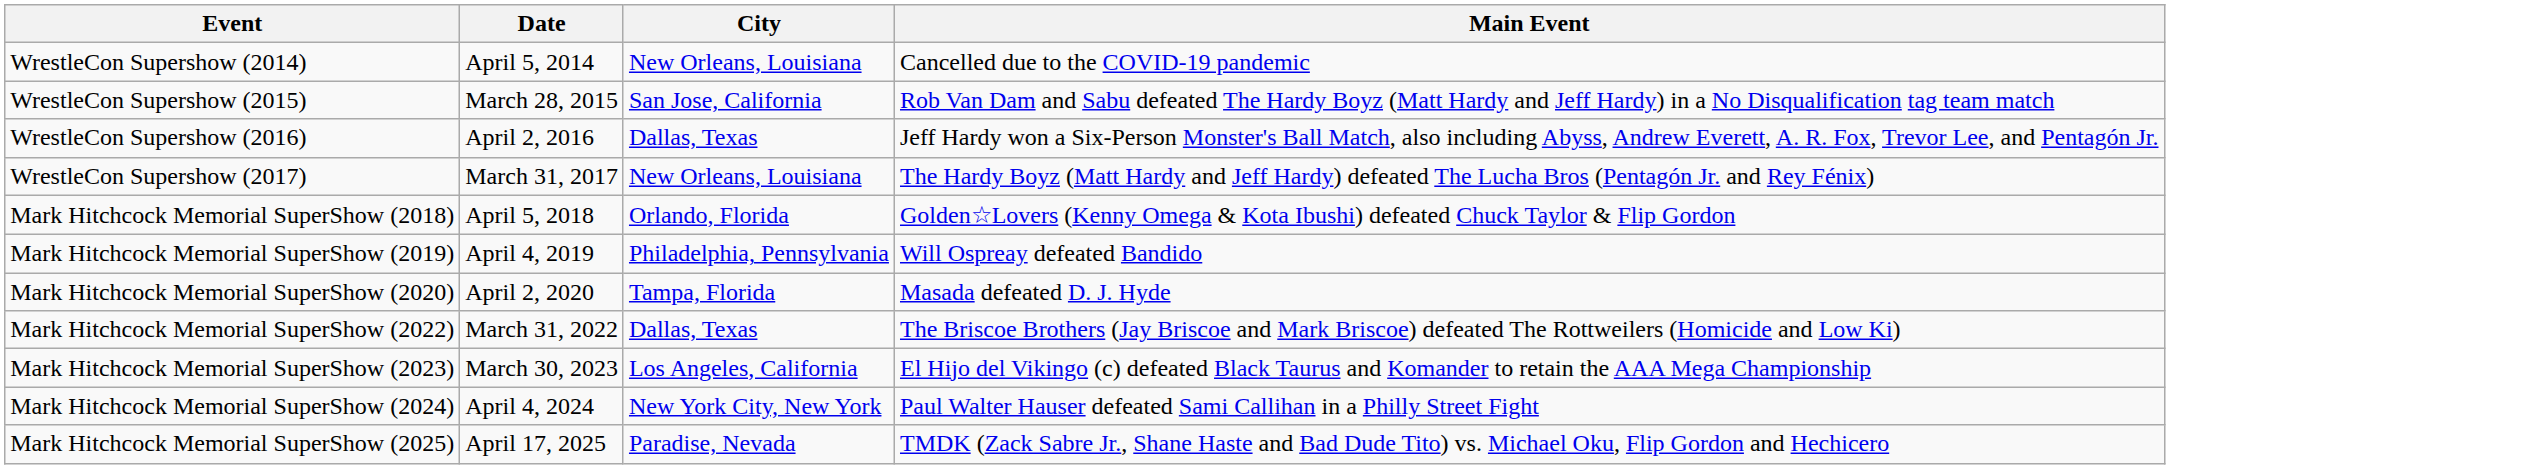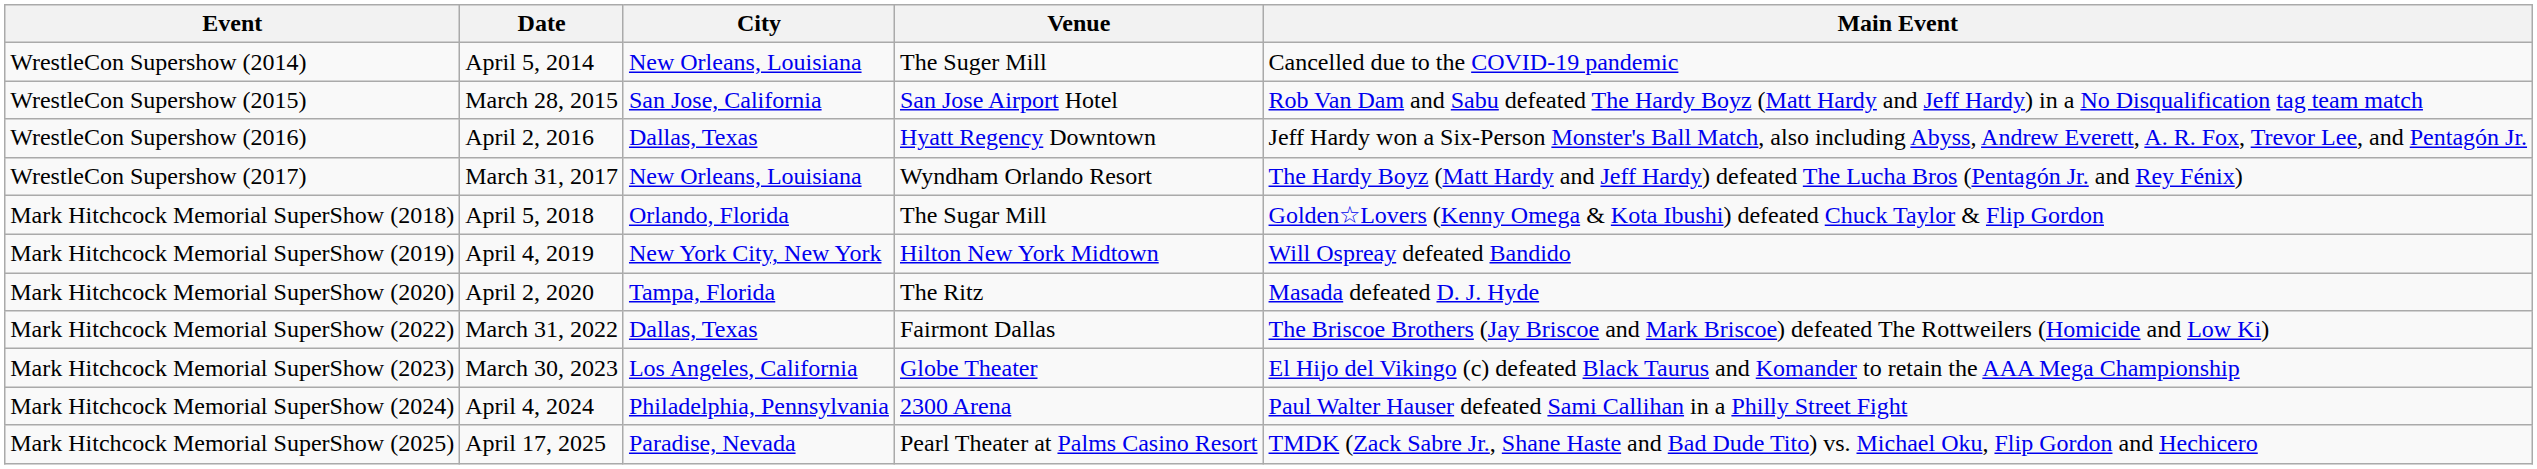+ column: (1079, 23)
(759, 253) Philadelphia, Pennsylvania -> (755, 253) New York City, New York
(755, 405) New York City, New York -> (759, 405) Philadelphia, Pennsylvania
